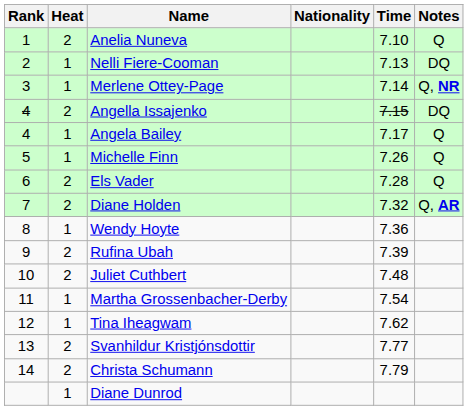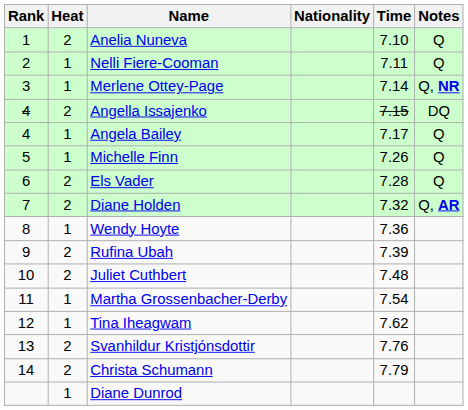(394, 63) 7.13 -> (394, 63) 7.11
(439, 63) DQ -> (439, 63) Q
(394, 346) 7.77 -> (394, 346) 7.76
